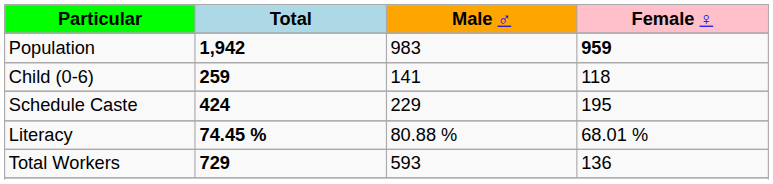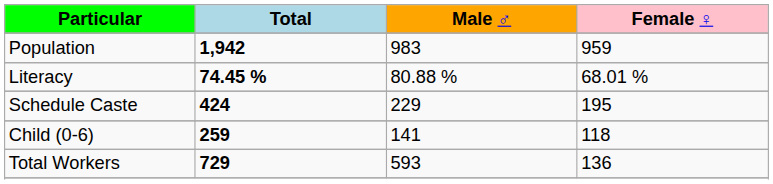(596, 47) bold -> (596, 47) normal
rows swapped: (51, 76) <-> (41, 134)
